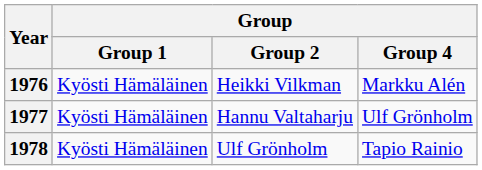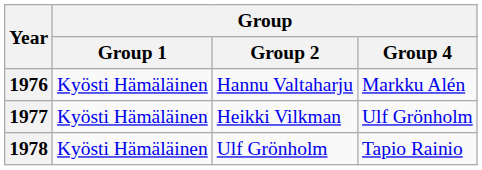(279, 84) Heikki Vilkman -> (285, 84) Hannu Valtaharju
(285, 116) Hannu Valtaharju -> (279, 116) Heikki Vilkman
